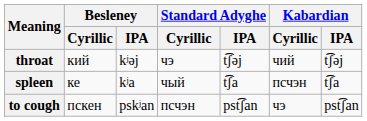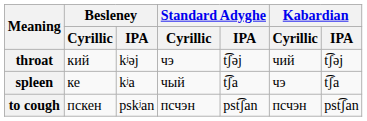(290, 82) псчэн -> (279, 82) чэ
(279, 104) чэ -> (290, 104) псчэн
